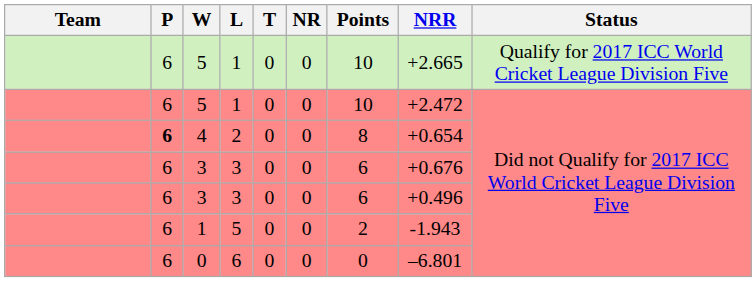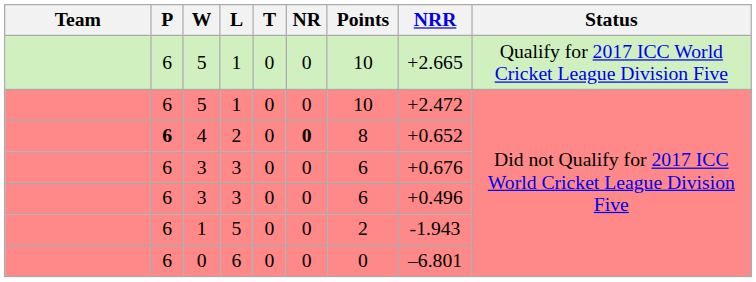(307, 135) normal -> (307, 135) bold
(435, 135) +0.654 -> (435, 135) +0.652
